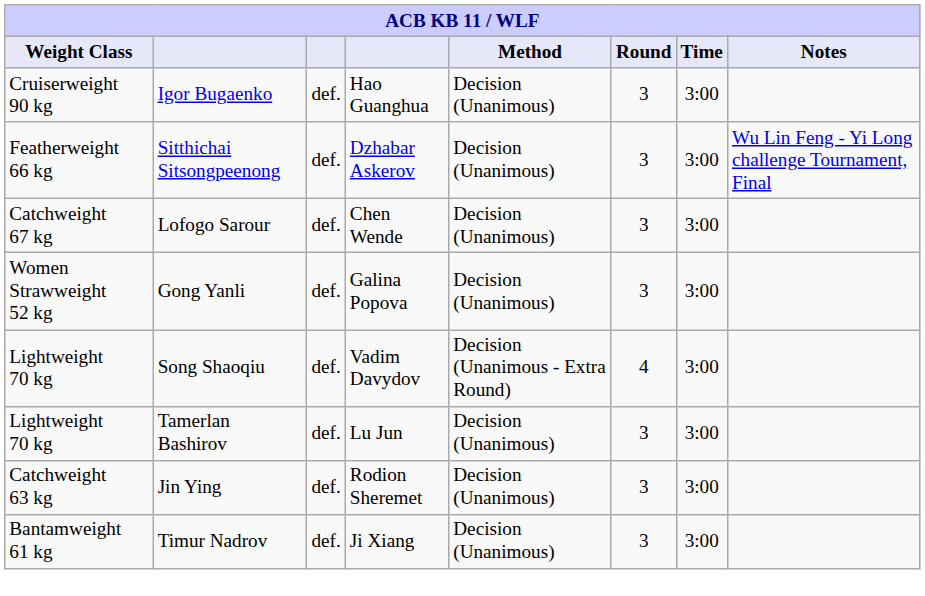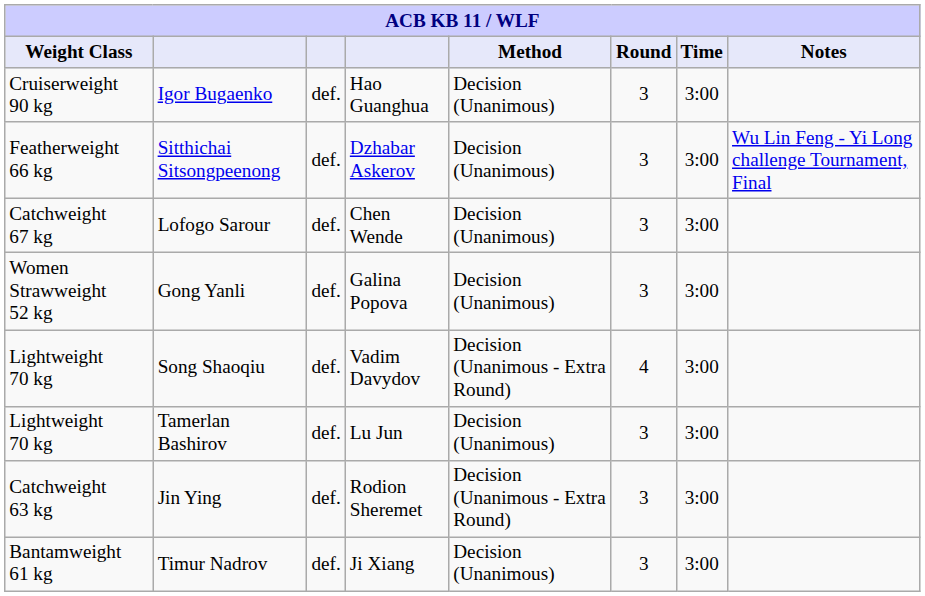(504, 486) Decision (Unanimous) -> (529, 498) Decision (Unanimous - Extra Round)
